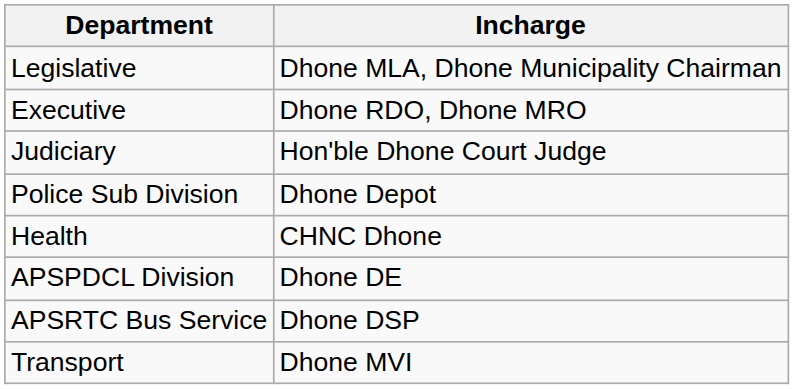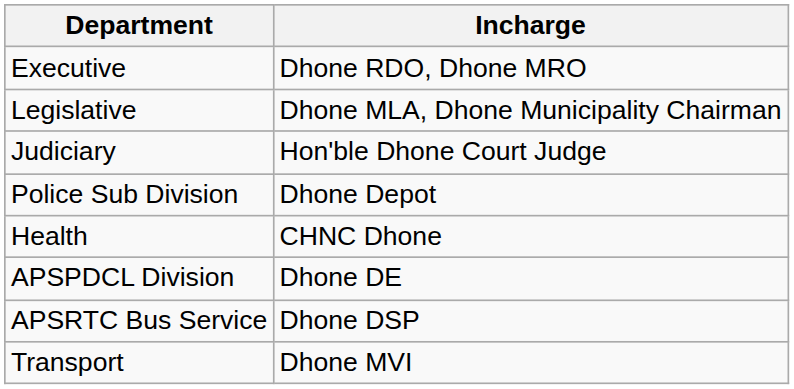rows swapped: (74, 67) <-> (69, 109)
